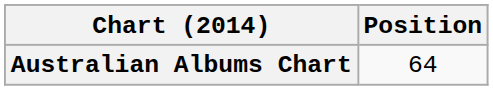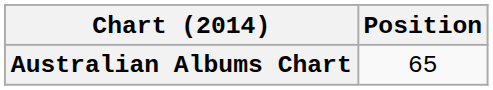(423, 65) 64 -> (423, 65) 65
